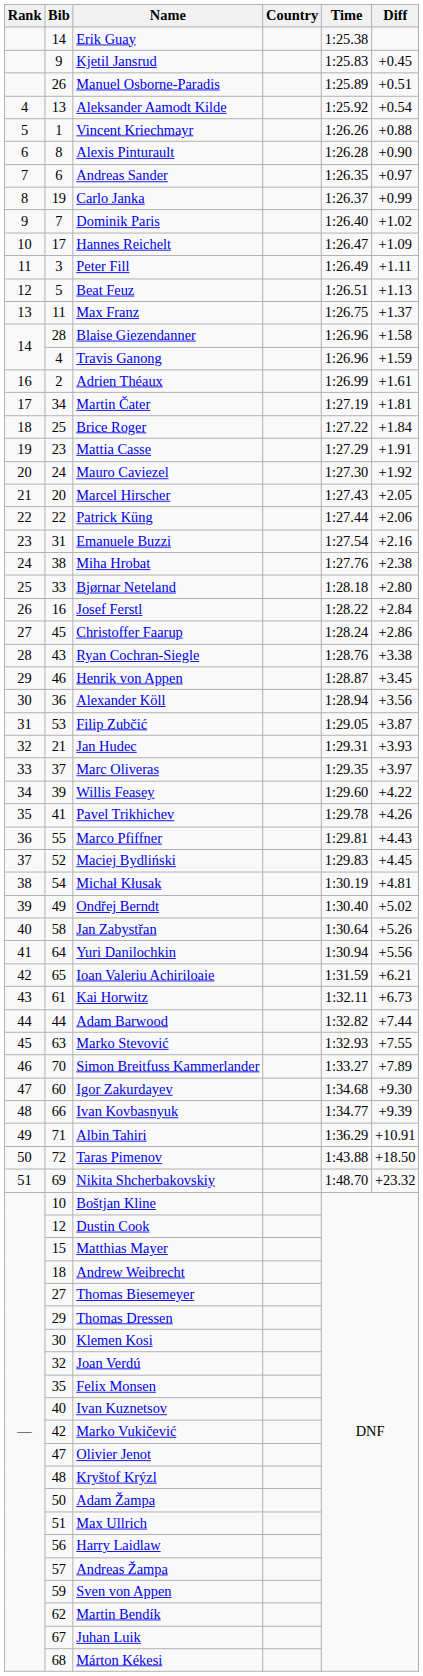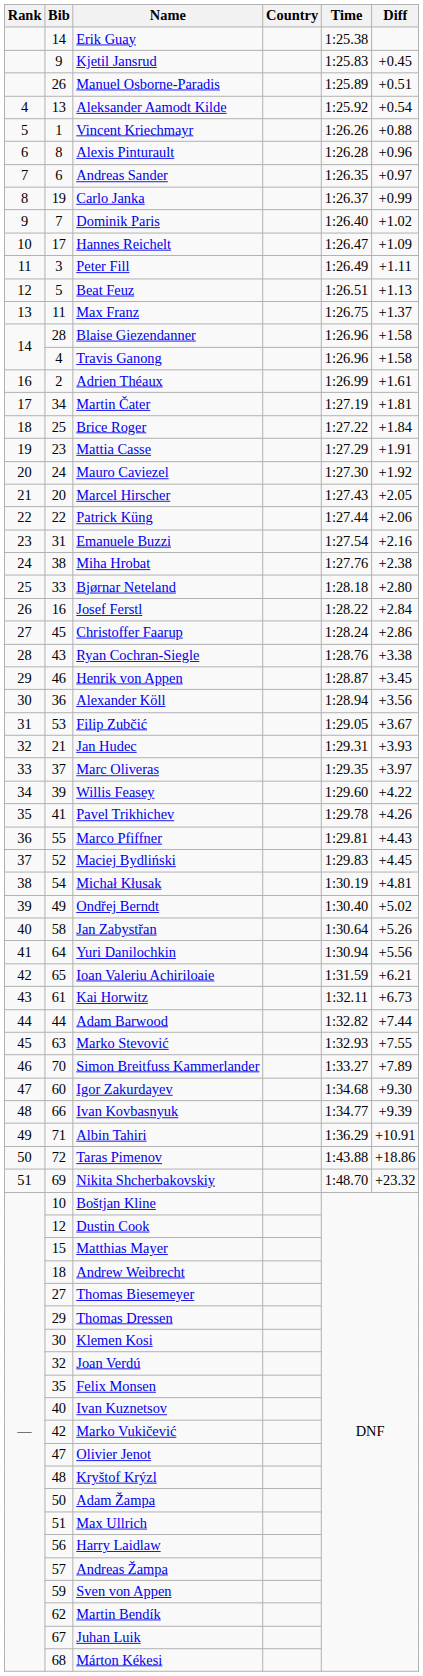(395, 152) +0.90 -> (395, 152) +0.96
(395, 358) +1.59 -> (395, 358) +1.58
(395, 723) +3.87 -> (395, 723) +3.67
(395, 1157) +18.50 -> (395, 1157) +18.86
